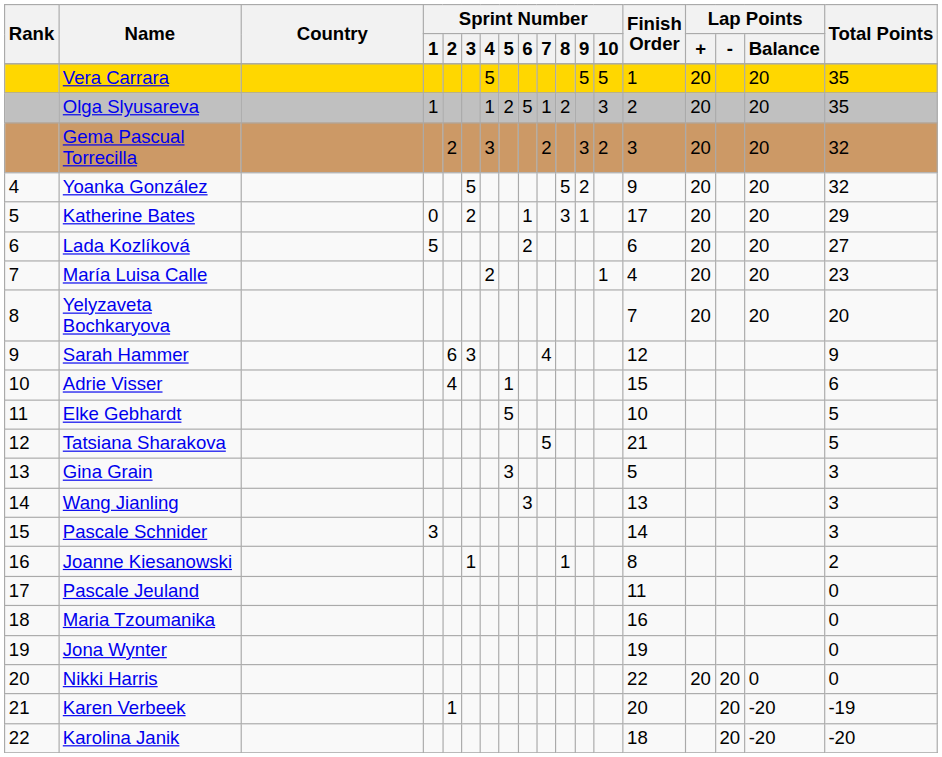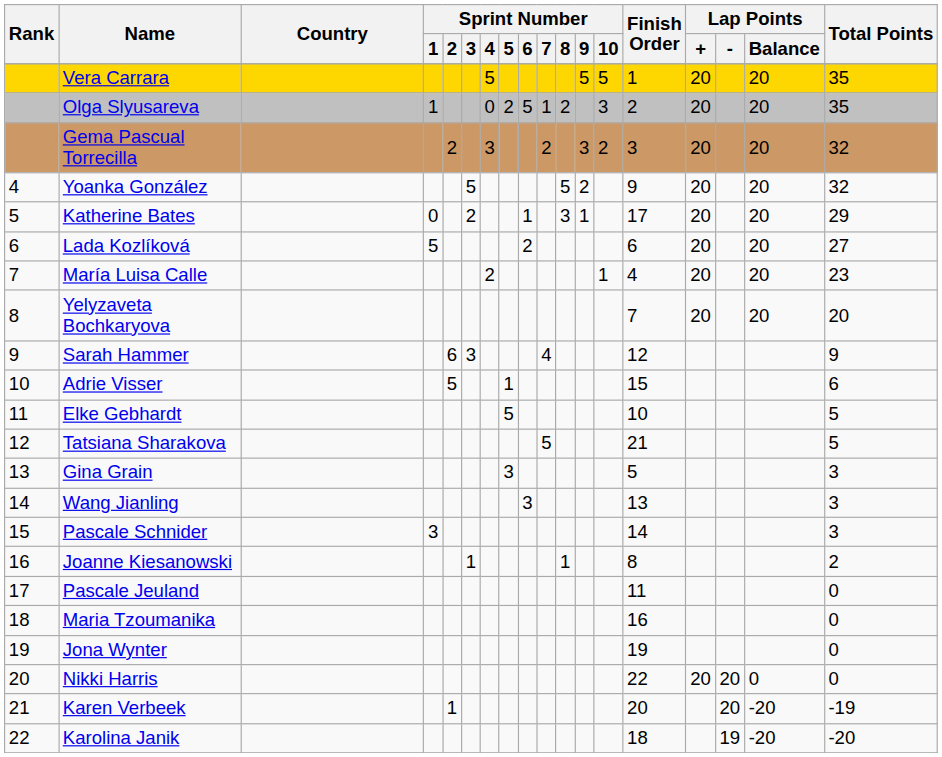(490, 107) 1 -> (490, 107) 0
(452, 384) 4 -> (452, 384) 5
(730, 737) 20 -> (730, 737) 19
